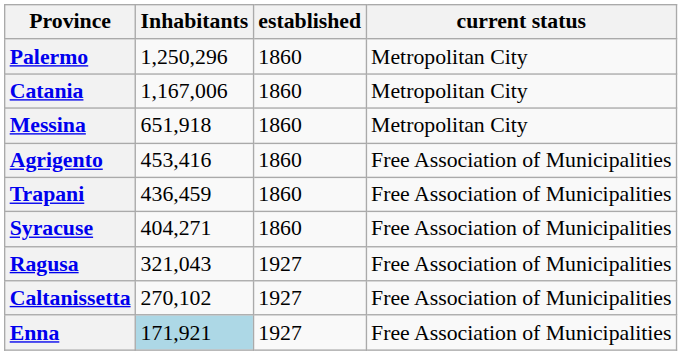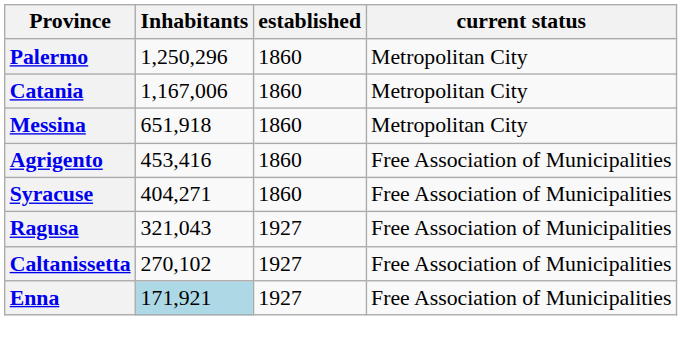- row: (47, 194)
